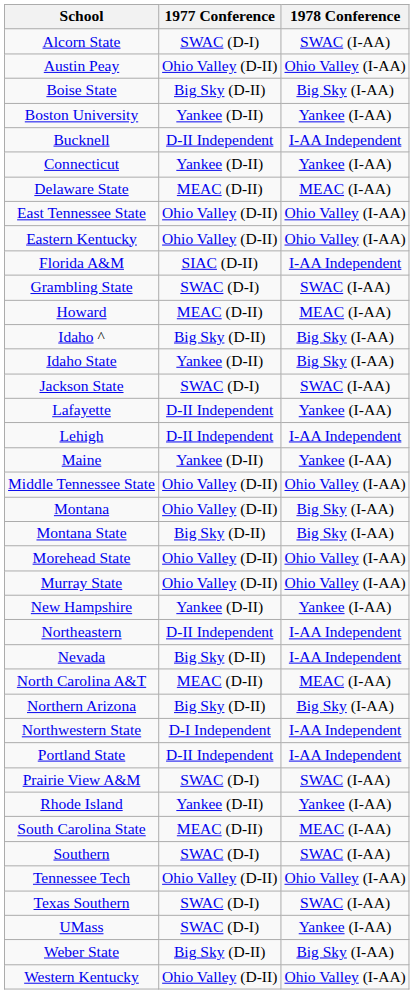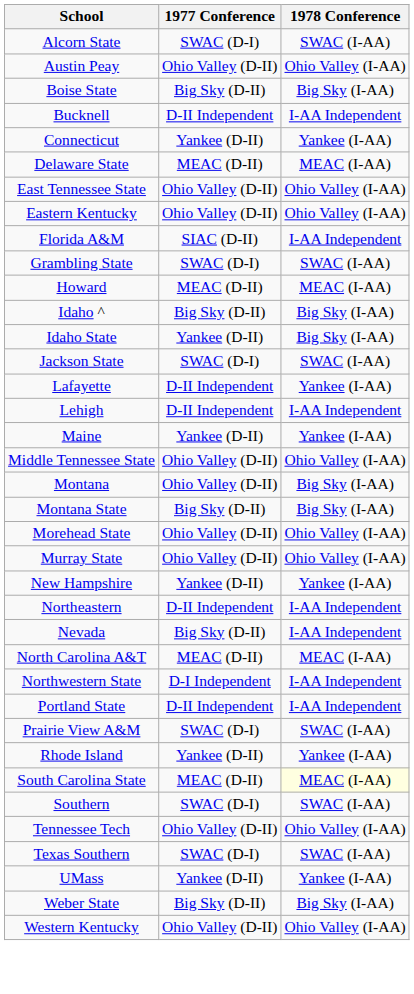- row: (82, 115)
- row: (82, 705)
(345, 829) no background -> (345, 779) lightyellow background
(220, 927) SWAC (D-I) -> (220, 878) Yankee (D-II)
